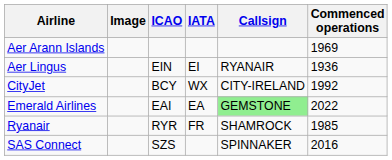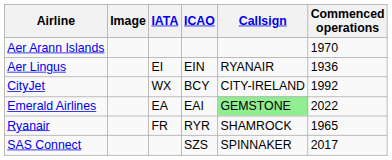columns swapped: (201, 21) <-> (167, 21)
(324, 47) 1969 -> (324, 47) 1970
(324, 125) 1985 -> (324, 125) 1965
(324, 145) 2016 -> (324, 145) 2017
